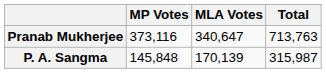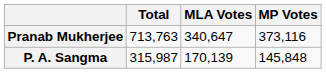columns swapped: (159, 15) <-> (293, 15)
